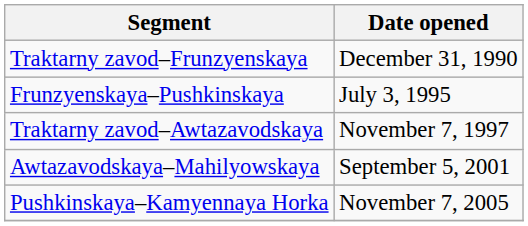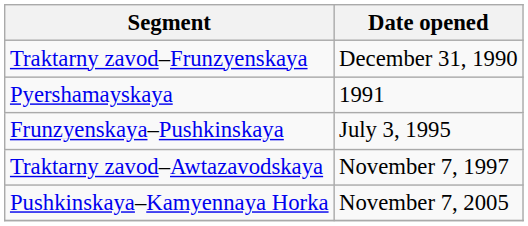+ row: (91, 94)
- row: (165, 166)
